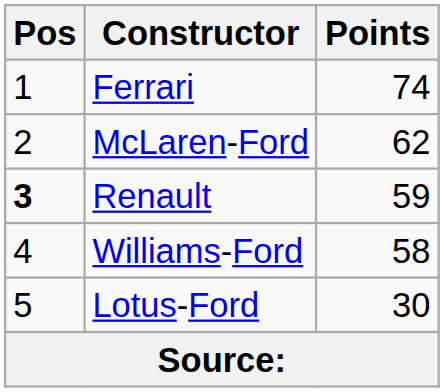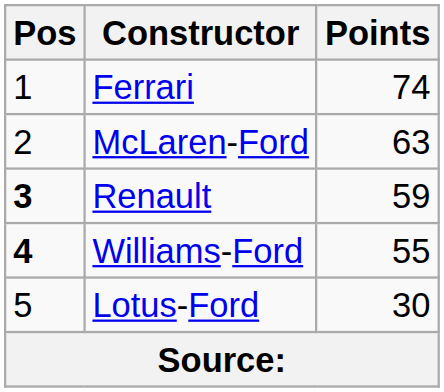(411, 142) 62 -> (411, 142) 63
(23, 251) normal -> (23, 251) bold
(411, 251) 58 -> (411, 251) 55
